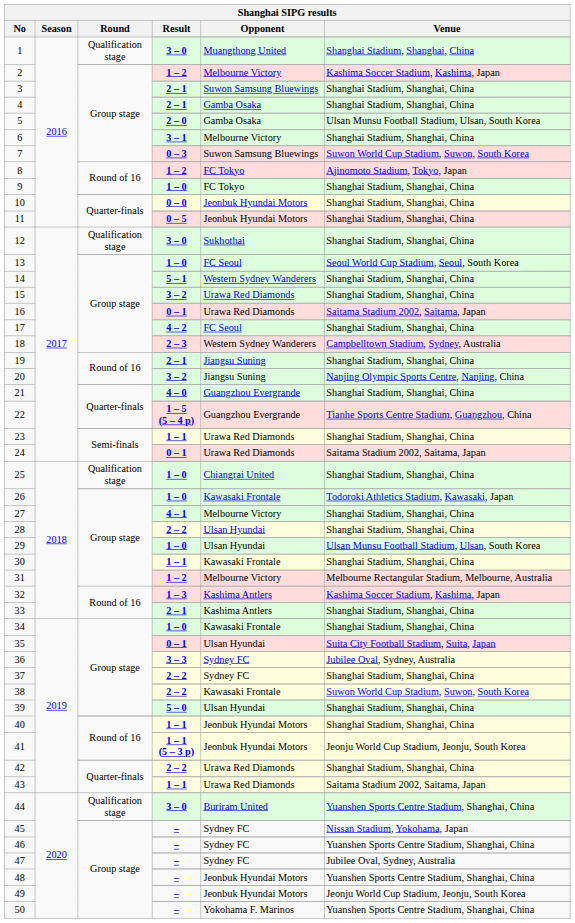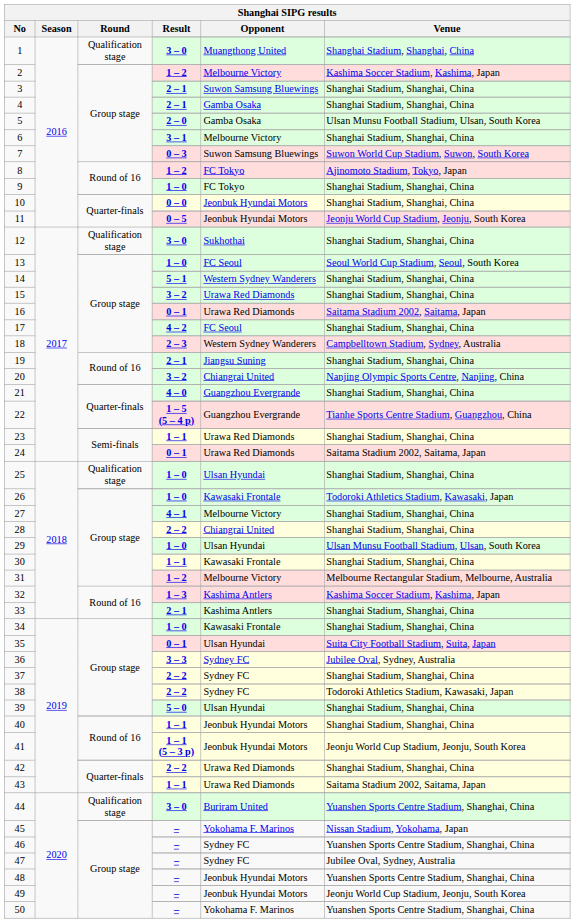(400, 219) Shanghai Stadium, Shanghai, China -> (426, 219) Jeonju World Cup Stadium, Jeonju, South Korea
(235, 376) Jiangsu Suning -> (239, 376) Chiangrai United
(239, 475) Chiangrai United -> (234, 475) Ulsan Hyundai
(234, 529) Ulsan Hyundai -> (239, 529) Chiangrai United
(242, 692) Kawasaki Frontale -> (226, 692) Sydney FC
(428, 692) Suwon World Cup Stadium, Suwon, South Korea -> (420, 692) Todoroki Athletics Stadium, Kawasaki, Japan
(226, 828) Sydney FC -> (249, 828) Yokohama F. Marinos
